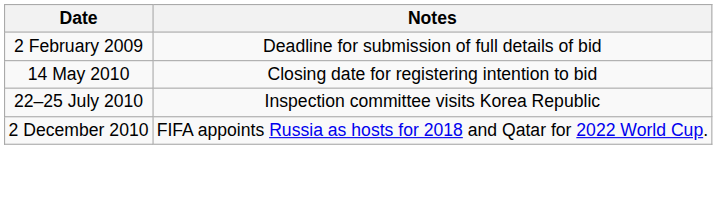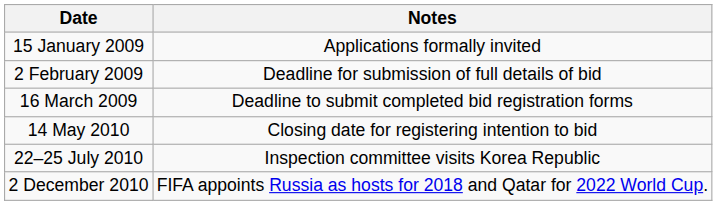+ row: (79, 46)
+ row: (79, 102)
